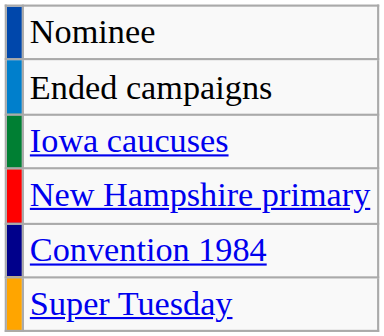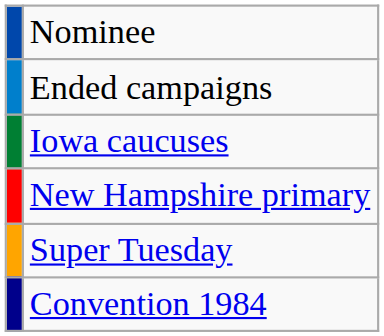rows swapped: (131, 303) <-> (148, 249)
